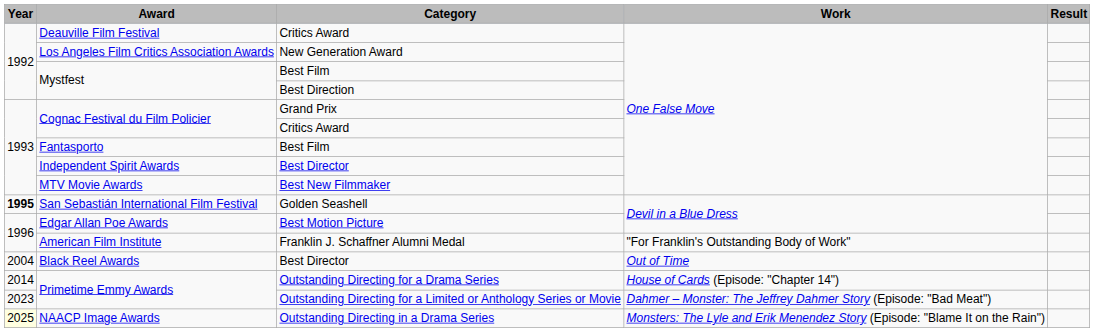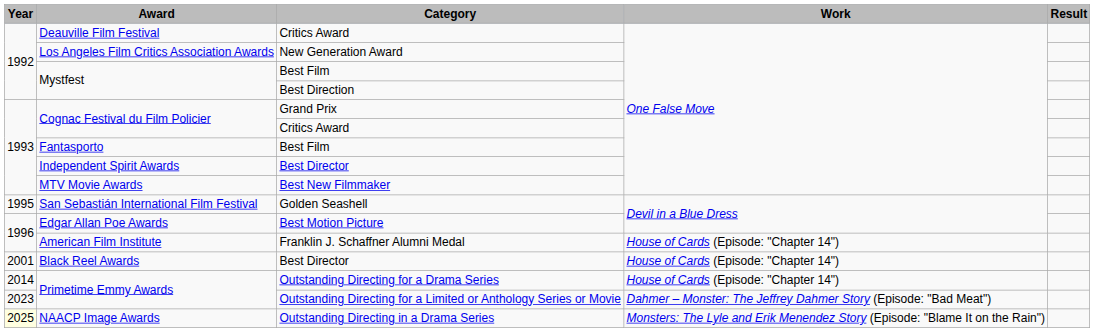(20, 204) bold -> (20, 204) normal
(738, 242) "For Franklin's Outstanding Body of Work" -> (733, 242) House of Cards (Episode: "Chapter 14")
(20, 261) 2004 -> (20, 261) 2001
(658, 261) Out of Time -> (733, 261) House of Cards (Episode: "Chapter 14")
